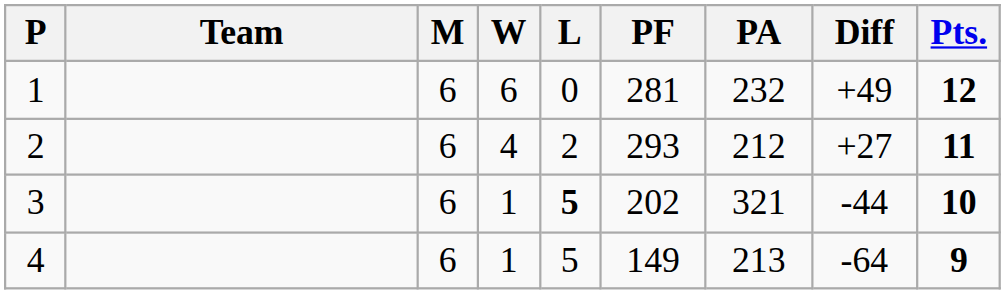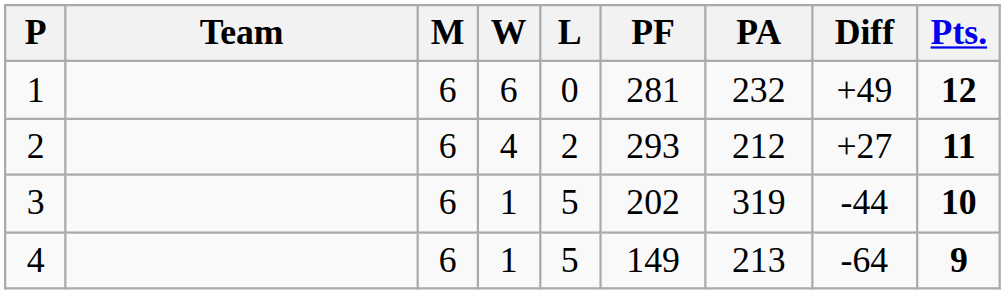(570, 202) bold -> (570, 202) normal
(759, 202) 321 -> (759, 202) 319
